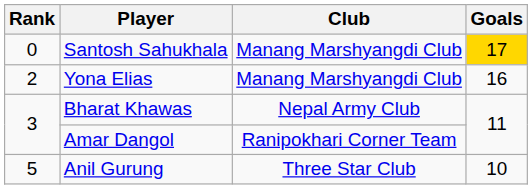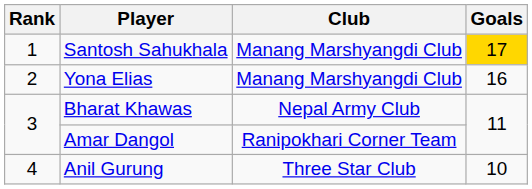(32, 49) 0 -> (32, 49) 1
(32, 169) 5 -> (32, 169) 4
